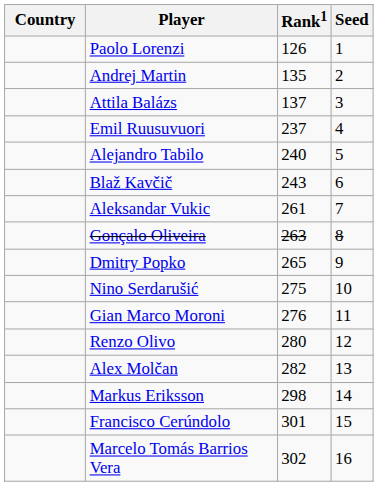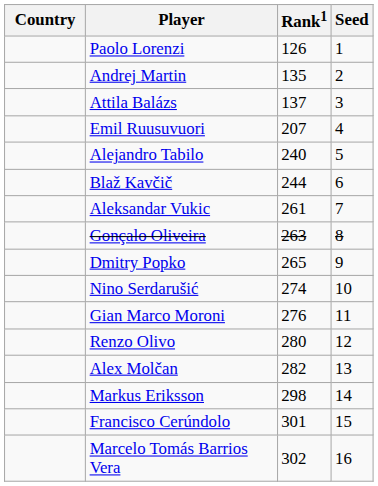(294, 128) 237 -> (294, 128) 207
(294, 182) 243 -> (294, 182) 244
(294, 288) 275 -> (294, 288) 274
